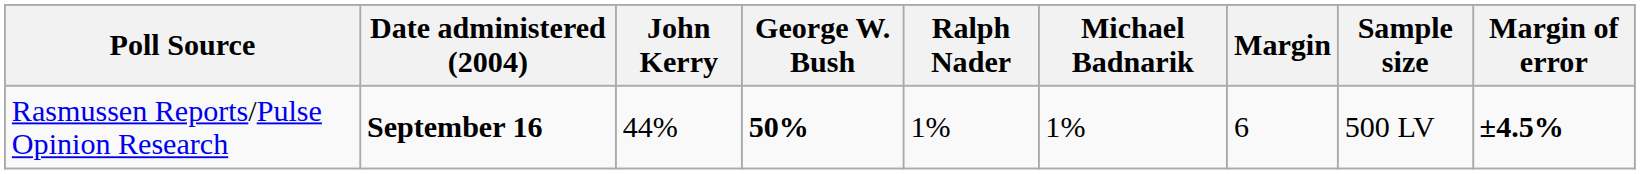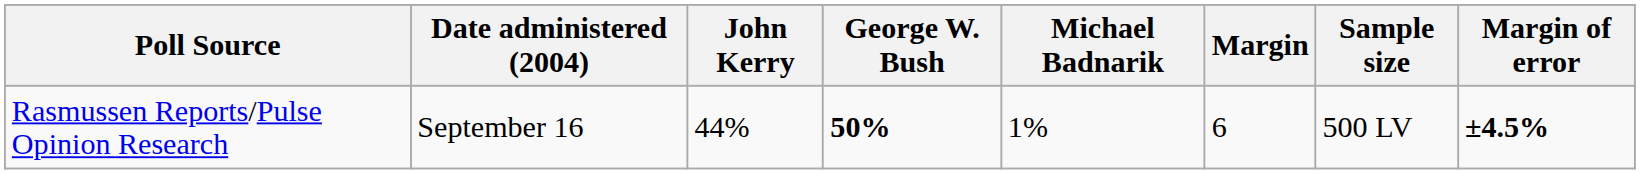- column: (971, 45)
(455, 126) bold -> (500, 126) normal
